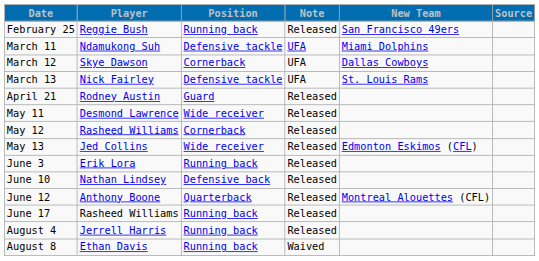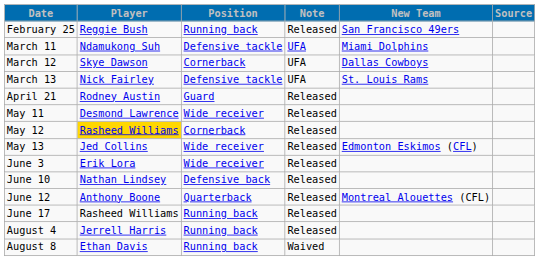(129, 130) no background -> (129, 130) gold background
(221, 163) Running back -> (224, 163) Wide receiver
